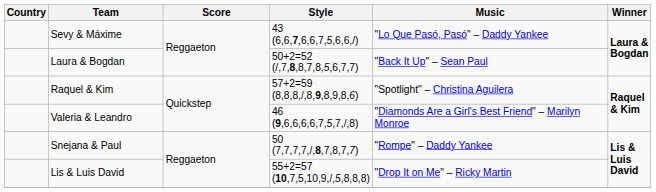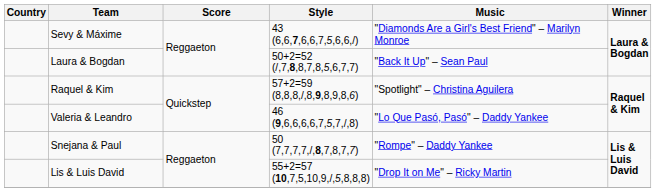(461, 34) "Lo Que Pasó, Pasó" – Daddy Yankee -> (477, 34) "Diamonds Are a Girl's Best Friend" – Marilyn Monroe
(477, 117) "Diamonds Are a Girl's Best Friend" – Marilyn Monroe -> (461, 117) "Lo Que Pasó, Pasó" – Daddy Yankee
